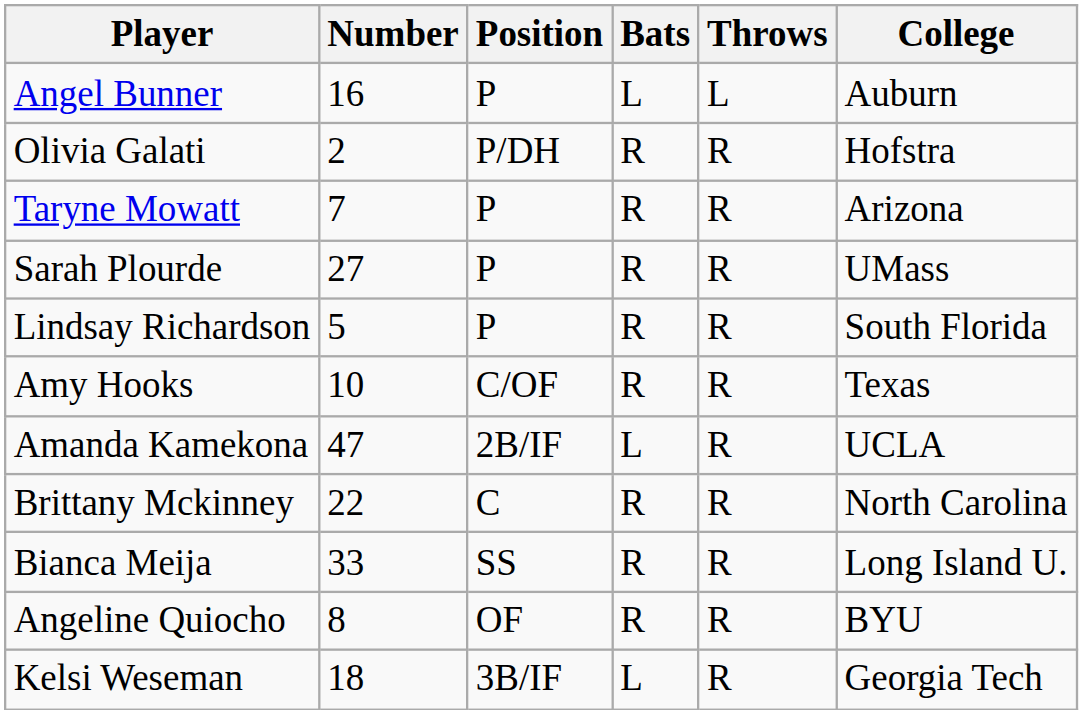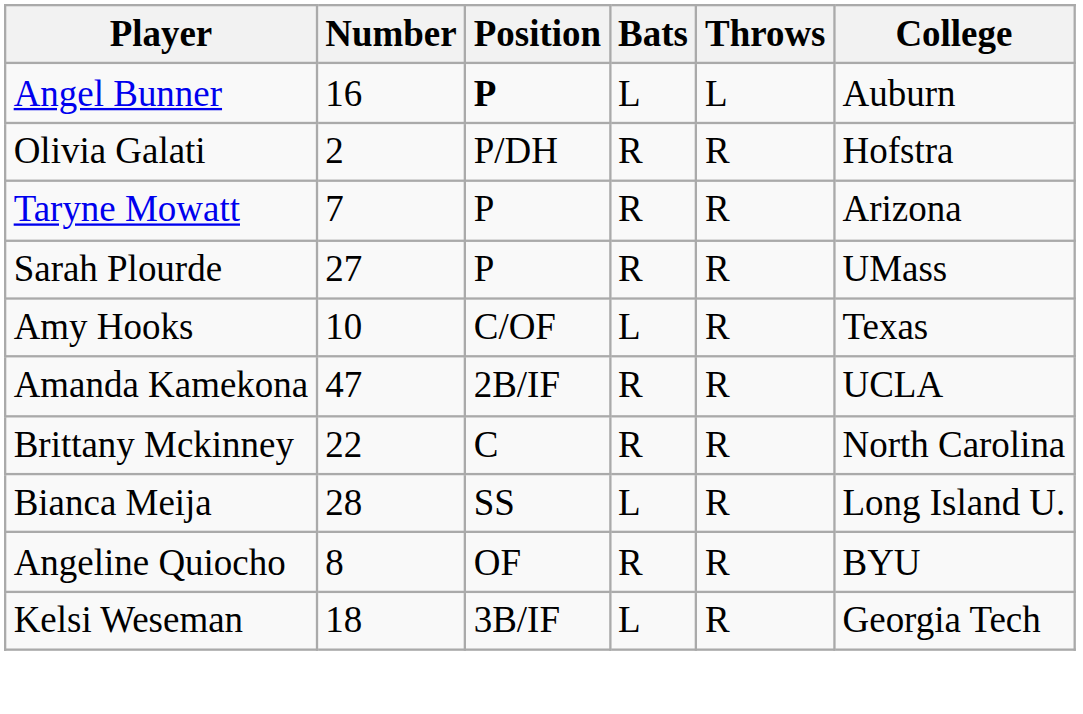(486, 92) normal -> (485, 92) bold
- row: (162, 326)
(633, 385) R -> (629, 326) L
(631, 444) L -> (630, 385) R
(346, 561) 33 -> (344, 502) 28
(633, 561) R -> (629, 502) L
